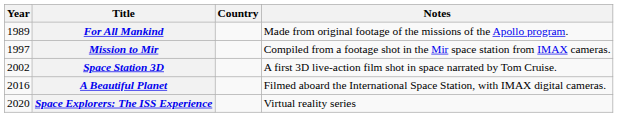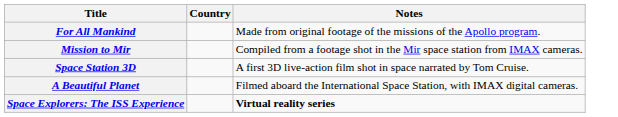- column: (18, 13)
(310, 103) normal -> (285, 103) bold
